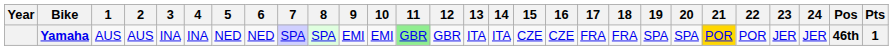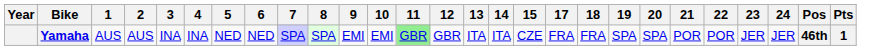- column: (561, 15)
(719, 35) gold background -> (687, 35) no background
